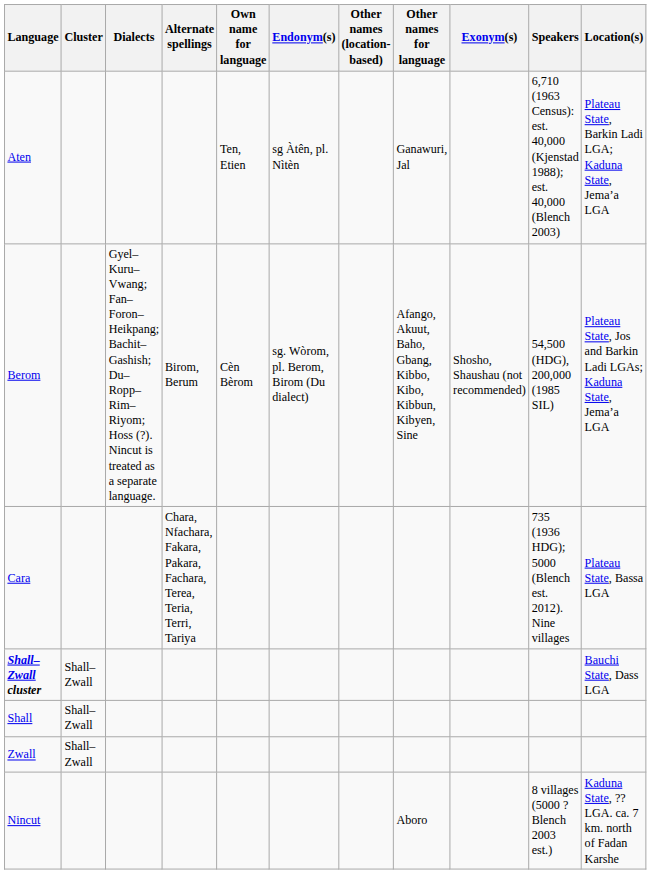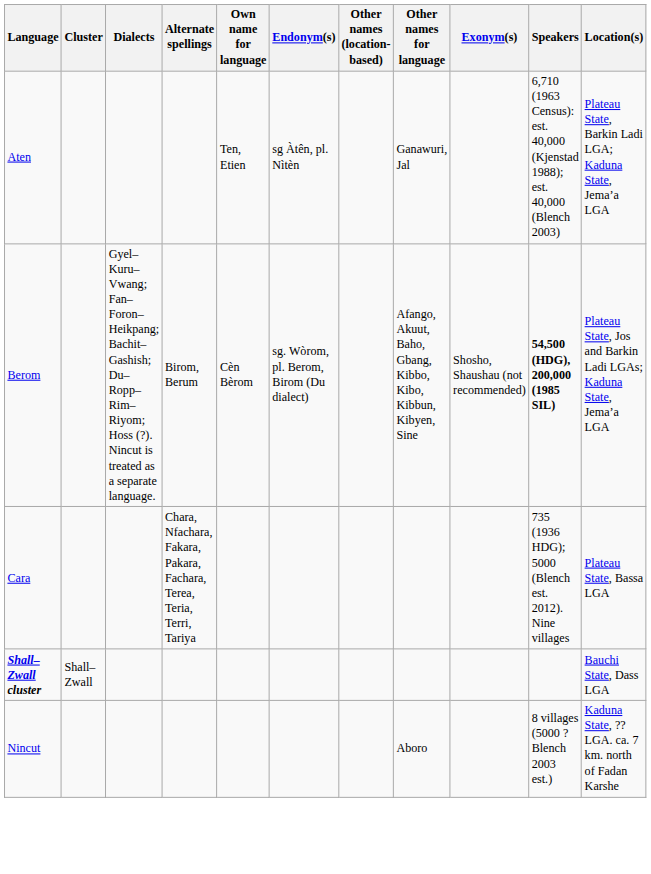(551, 375) normal -> (551, 375) bold
- row: (20, 718)
- row: (22, 754)
